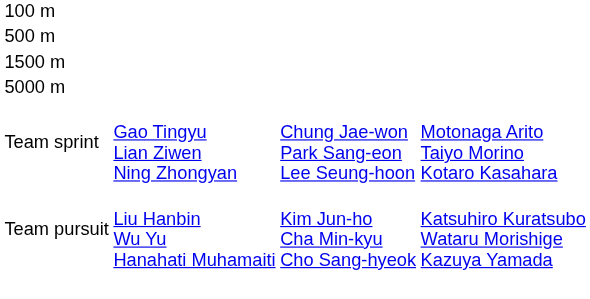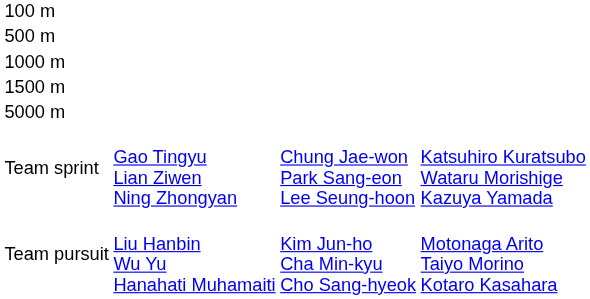+ row: (35, 61)
(489, 152) Motonaga Arito Taiyo Morino Kotaro Kasahara -> (503, 178) Katsuhiro Kuratsubo Wataru Morishige Kazuya Yamada
(503, 239) Katsuhiro Kuratsubo Wataru Morishige Kazuya Yamada -> (489, 264) Motonaga Arito Taiyo Morino Kotaro Kasahara
